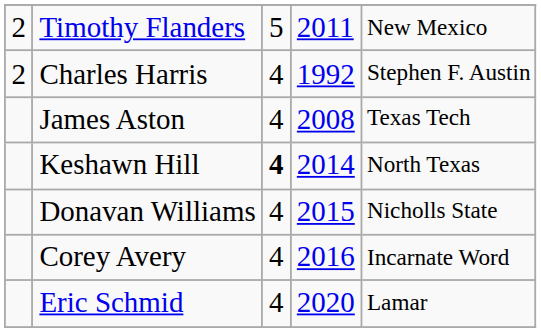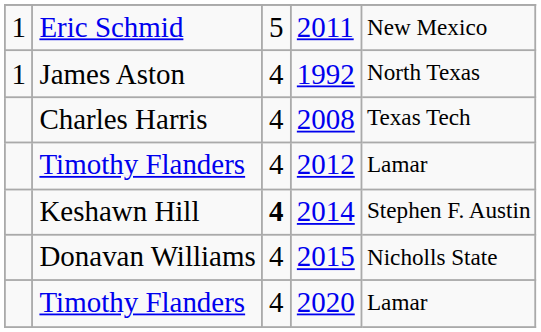(19, 27) 2 -> (19, 27) 1
(142, 27) Timothy Flanders -> (111, 27) Eric Schmid
(19, 73) 2 -> (19, 73) 1
(123, 73) Charles Harris -> (112, 73) James Aston
(449, 73) Stephen F. Austin -> (424, 73) North Texas
(112, 119) James Aston -> (123, 119) Charles Harris
+ row: (326, 165)
(424, 165) North Texas -> (449, 211) Stephen F. Austin
- row: (326, 257)
(111, 303) Eric Schmid -> (142, 303) Timothy Flanders
